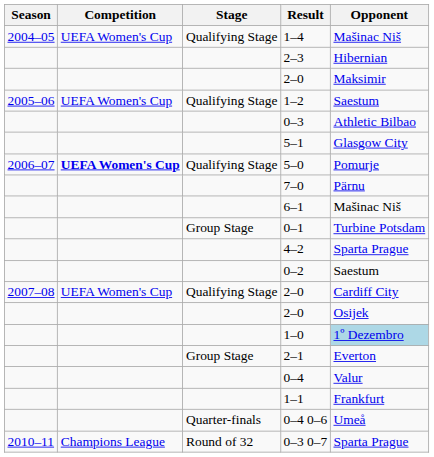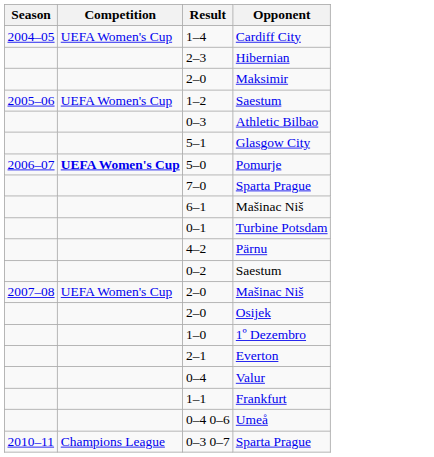- column: (232, 15)
(367, 36) Mašinac Niš -> (268, 36) Cardiff City
(349, 185) Pärnu -> (273, 185) Sparta Prague
(371, 249) Sparta Prague -> (252, 249) Pärnu
(366, 292) Cardiff City -> (270, 292) Mašinac Niš
(369, 334) lightblue background -> (271, 334) no background
